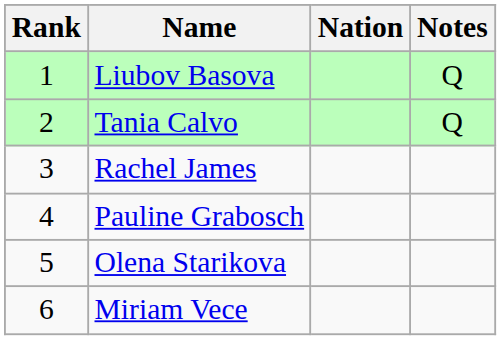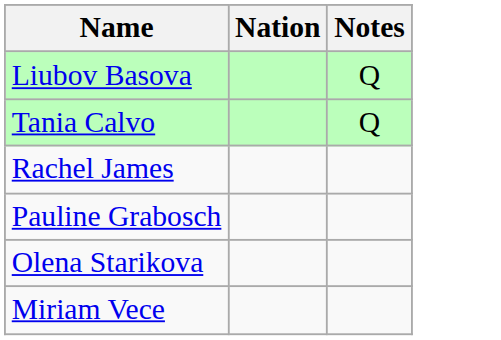- column: (46, 27)
